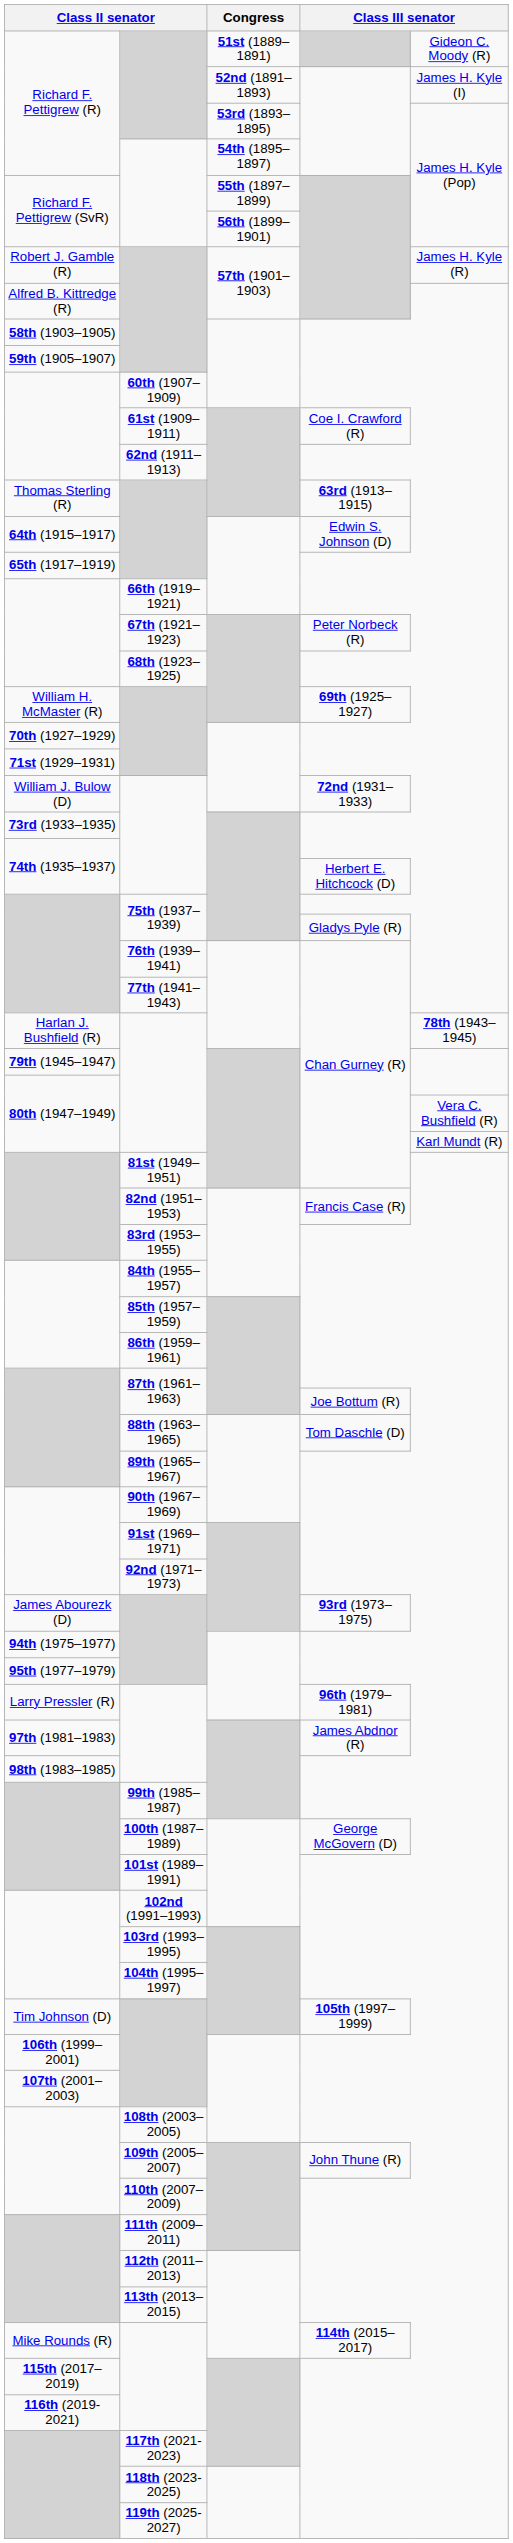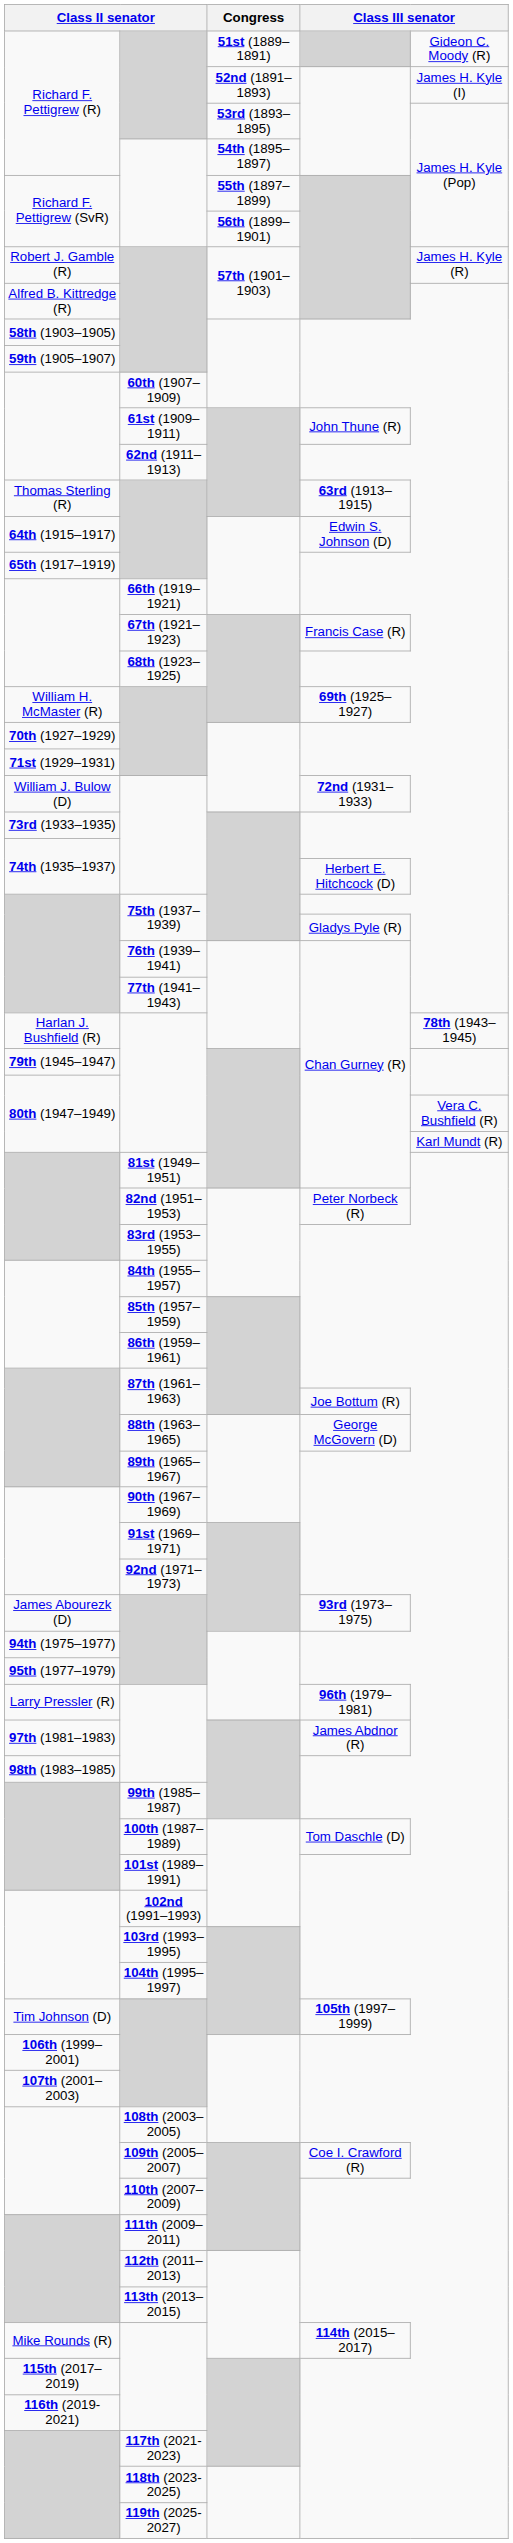(355, 426) Coe I. Crawford (R) -> (355, 426) John Thune (R)
(355, 632) Peter Norbeck (R) -> (355, 632) Francis Case (R)
(355, 1206) Francis Case (R) -> (355, 1206) Peter Norbeck (R)
(355, 1432) Tom Daschle (D) -> (355, 1432) George McGovern (D)
(355, 1836) George McGovern (D) -> (355, 1836) Tom Daschle (D)
(355, 2160) John Thune (R) -> (355, 2160) Coe I. Crawford (R)
